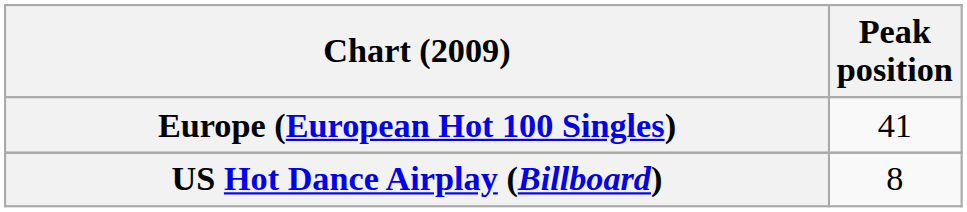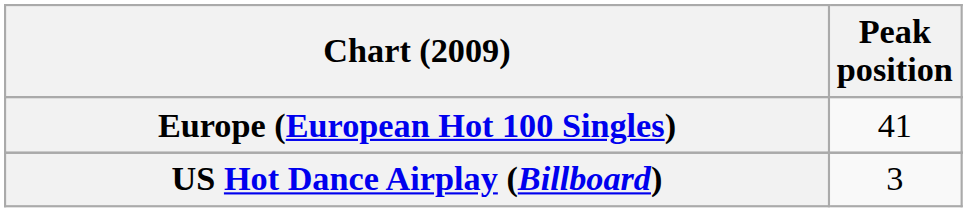(895, 178) 8 -> (895, 178) 3
